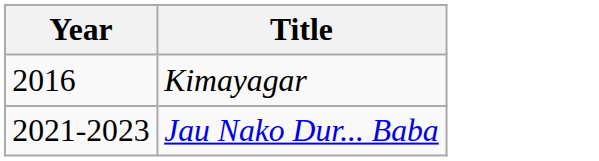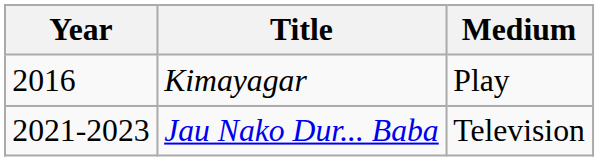+ column: (519, 29)
